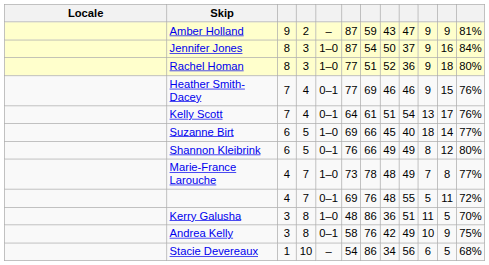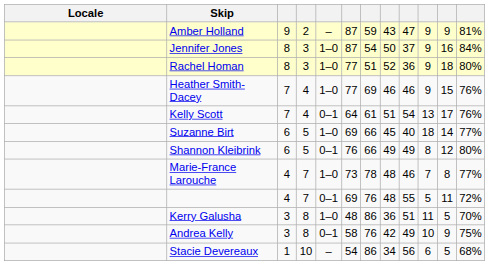(329, 90) 0–1 -> (329, 90) 1–0
(409, 174) 49 -> (409, 174) 46
